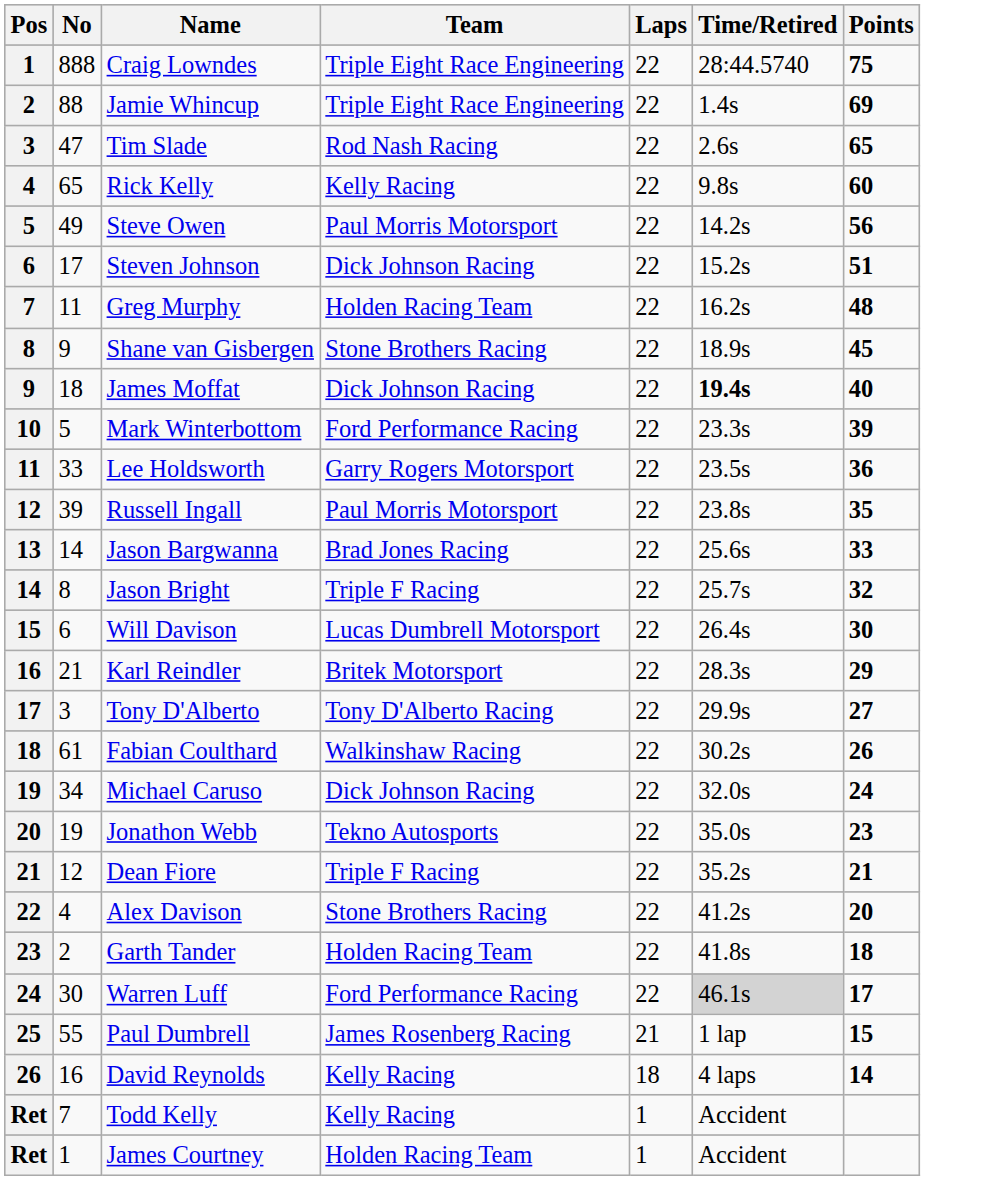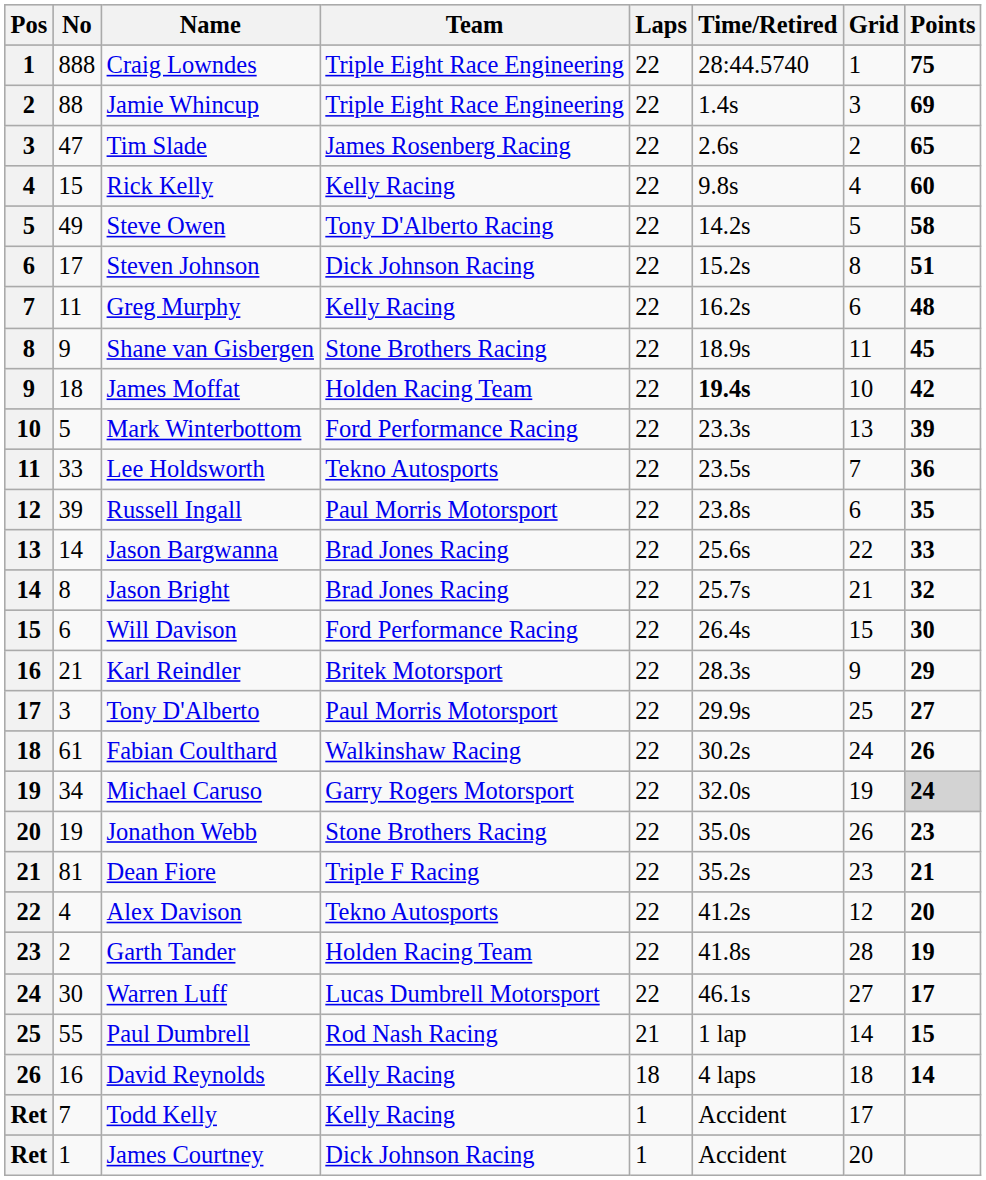+ column: (874, 24)
(412, 145) Rod Nash Racing -> (448, 145) James Rosenberg Racing
(71, 186) 65 -> (71, 186) 15
(441, 226) Paul Morris Motorsport -> (439, 226) Tony D'Alberto Racing
(861, 226) 56 -> (923, 226) 58
(429, 307) Holden Racing Team -> (390, 307) Kelly Racing
(430, 388) Dick Johnson Racing -> (429, 388) Holden Racing Team
(861, 388) 40 -> (923, 388) 42
(450, 468) Garry Rogers Motorsport -> (412, 468) Tekno Autosports
(402, 589) Triple F Racing -> (417, 589) Brad Jones Racing
(463, 630) Lucas Dumbrell Motorsport -> (452, 630) Ford Performance Racing
(439, 710) Tony D'Alberto Racing -> (441, 710) Paul Morris Motorsport
(430, 791) Dick Johnson Racing -> (450, 791) Garry Rogers Motorsport
(861, 791) no background -> (923, 791) lightgrey background
(412, 831) Tekno Autosports -> (436, 831) Stone Brothers Racing
(71, 872) 12 -> (71, 872) 81
(436, 912) Stone Brothers Racing -> (412, 912) Tekno Autosports
(861, 952) 18 -> (923, 952) 19
(452, 993) Ford Performance Racing -> (463, 993) Lucas Dumbrell Motorsport
(724, 993) lightgrey background -> (724, 993) no background
(448, 1033) James Rosenberg Racing -> (412, 1033) Rod Nash Racing
(429, 1154) Holden Racing Team -> (430, 1154) Dick Johnson Racing
